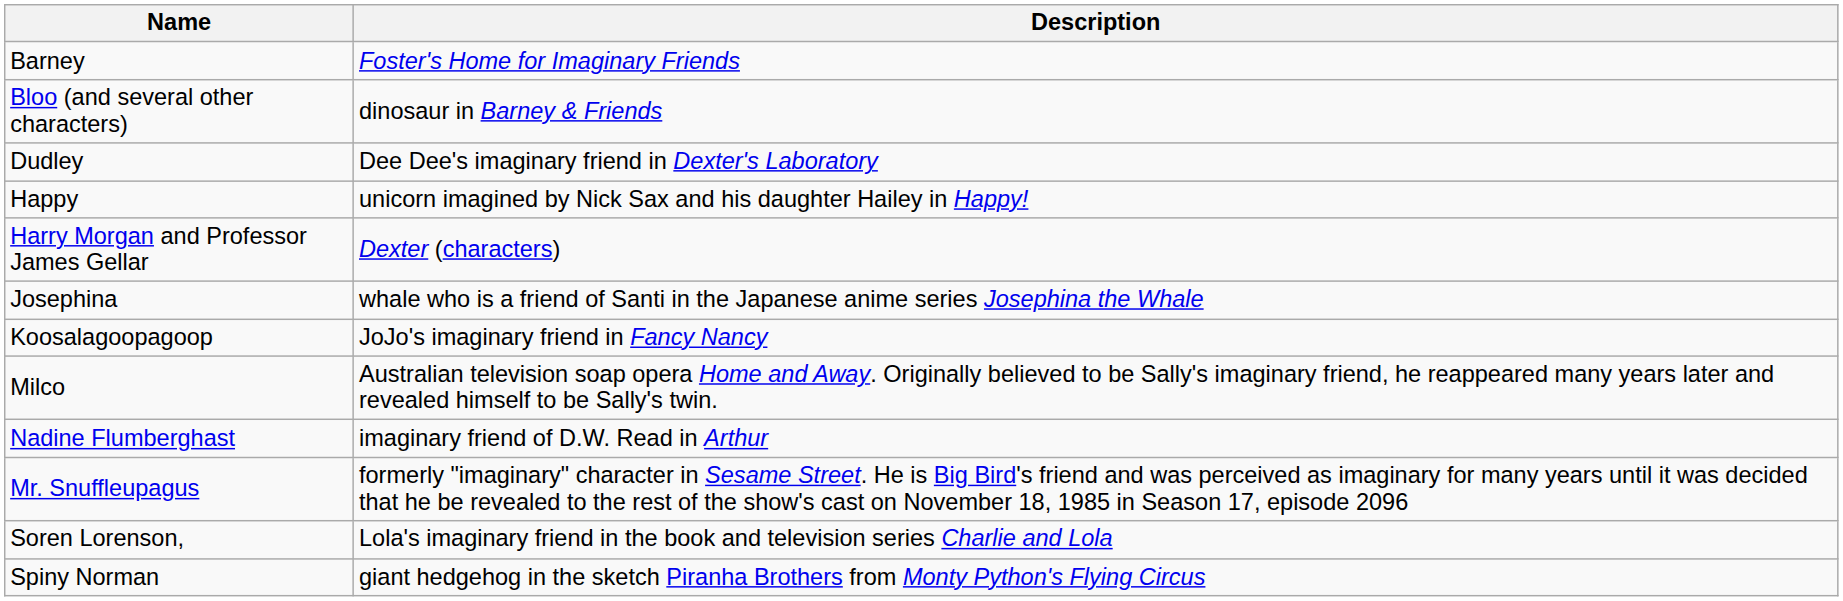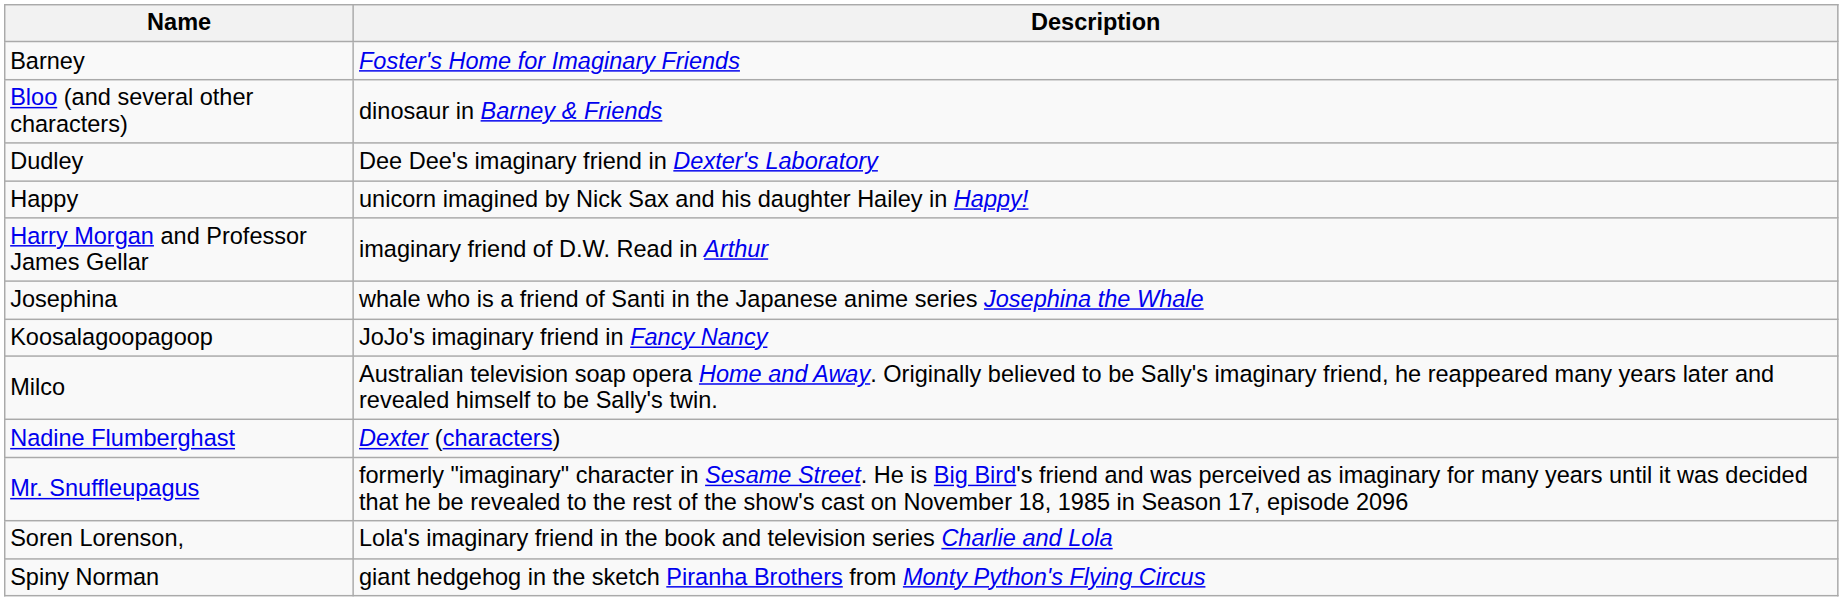(460, 249) Dexter (characters) -> (564, 249) imaginary friend of D.W. Read in Arthur
(564, 438) imaginary friend of D.W. Read in Arthur -> (460, 438) Dexter (characters)
